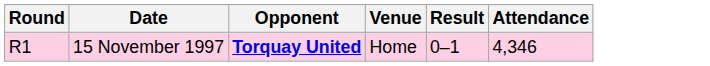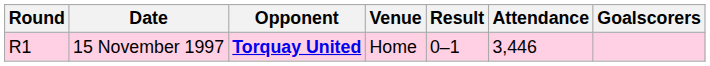+ column: (649, 18)
(515, 46) 4,346 -> (515, 46) 3,446
